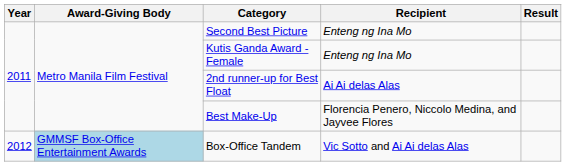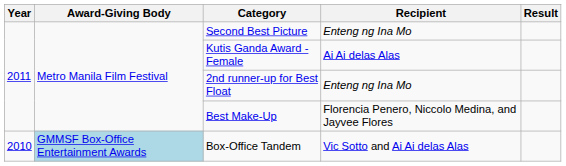(367, 55) Enteng ng Ina Mo -> (361, 55) Ai Ai delas Alas
(361, 85) Ai Ai delas Alas -> (367, 85) Enteng ng Ina Mo
(19, 146) 2012 -> (19, 146) 2010
